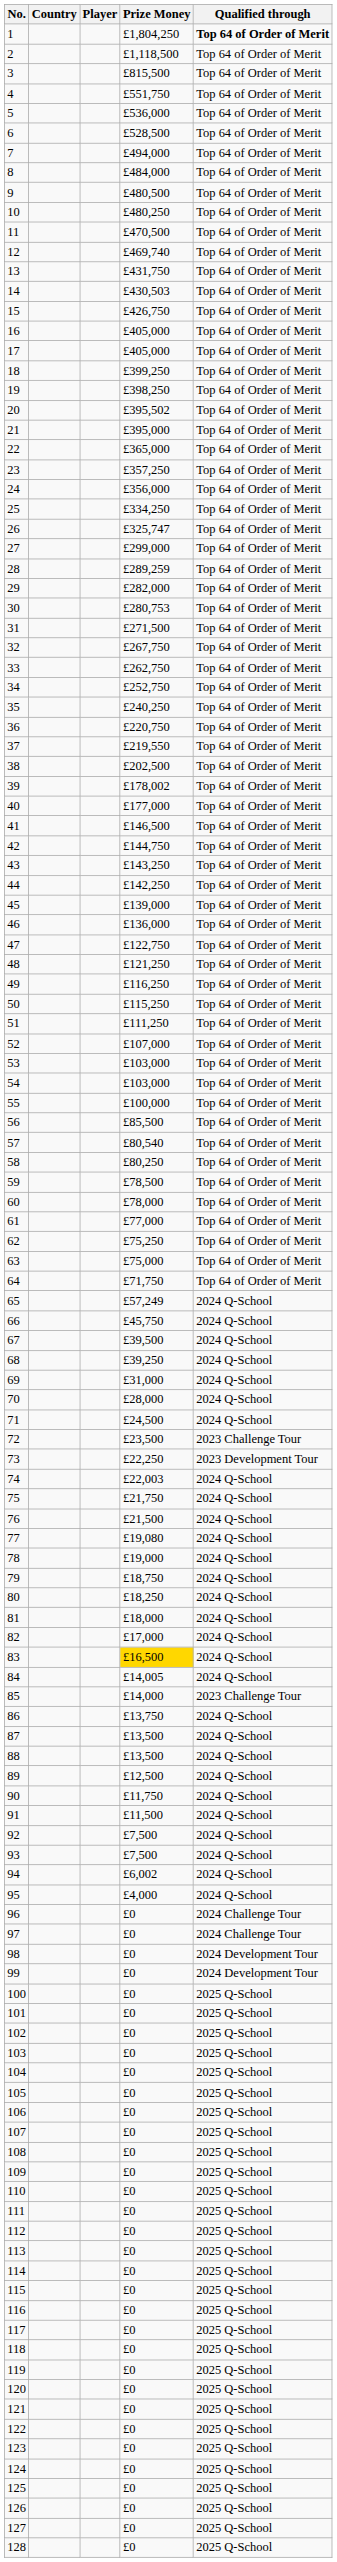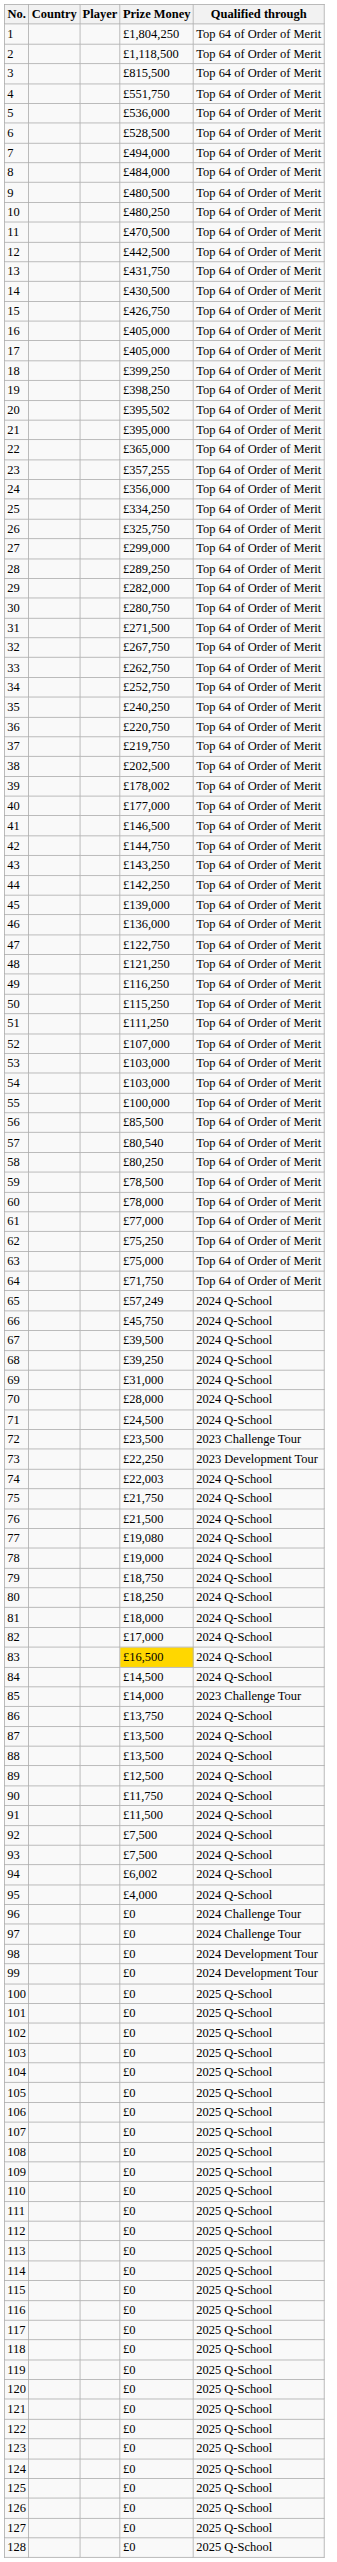(263, 34) bold -> (259, 34) normal
(146, 251) £469,740 -> (146, 251) £442,500
(146, 291) £430,503 -> (146, 291) £430,500
(146, 469) £357,250 -> (146, 469) £357,255
(146, 529) £325,747 -> (146, 529) £325,750
(146, 568) £289,259 -> (146, 568) £289,250
(146, 608) £280,753 -> (146, 608) £280,750
(146, 746) £219,550 -> (146, 746) £219,750
(143, 1676) £14,005 -> (143, 1676) £14,500
